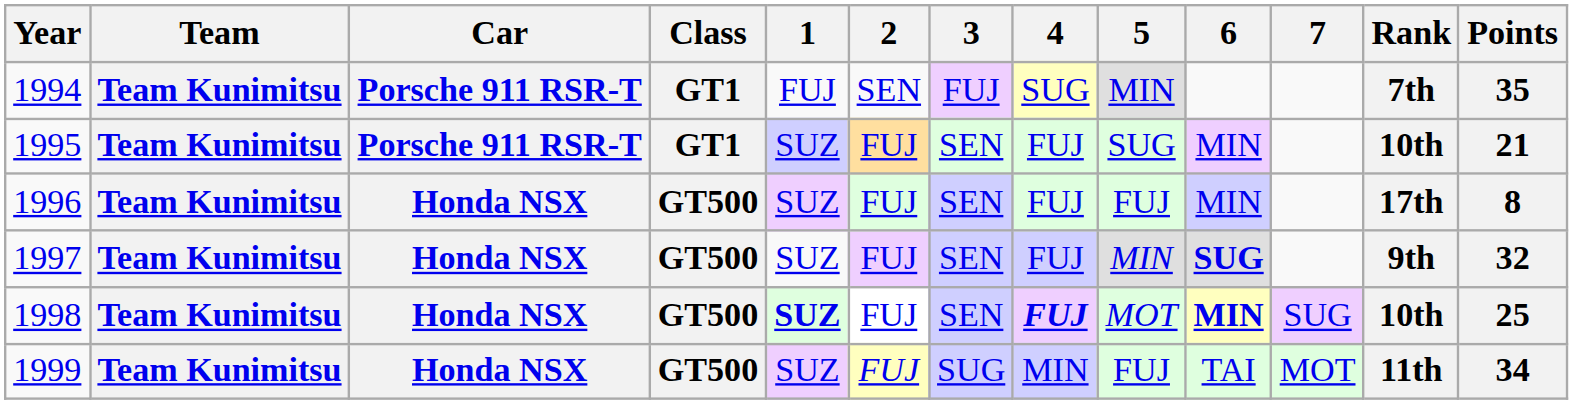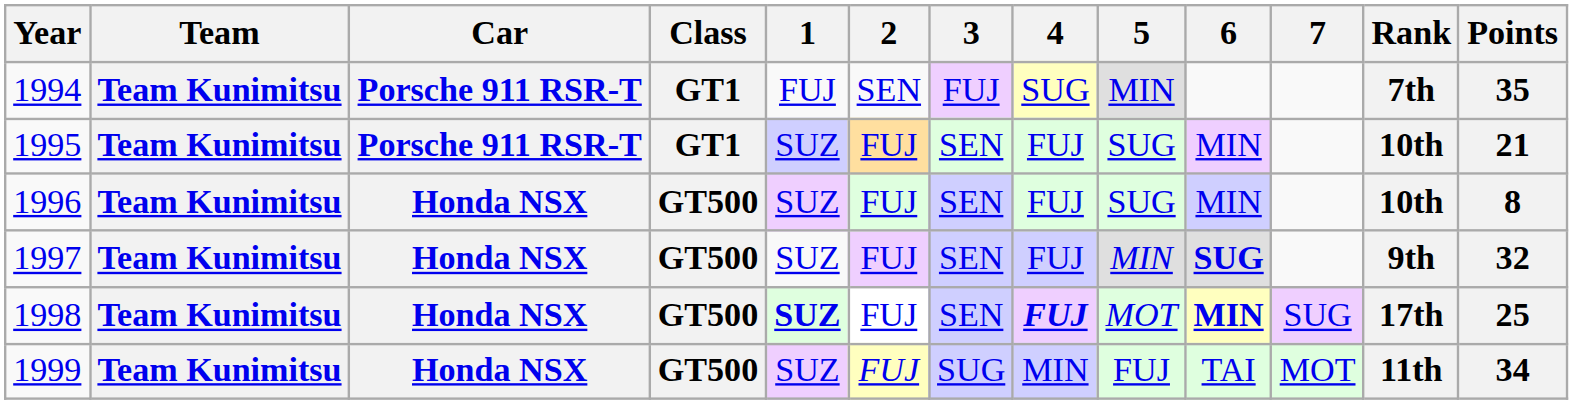(1142, 201) FUJ -> (1142, 201) SUG
(1411, 201) 17th -> (1411, 201) 10th
(1411, 314) 10th -> (1411, 314) 17th
